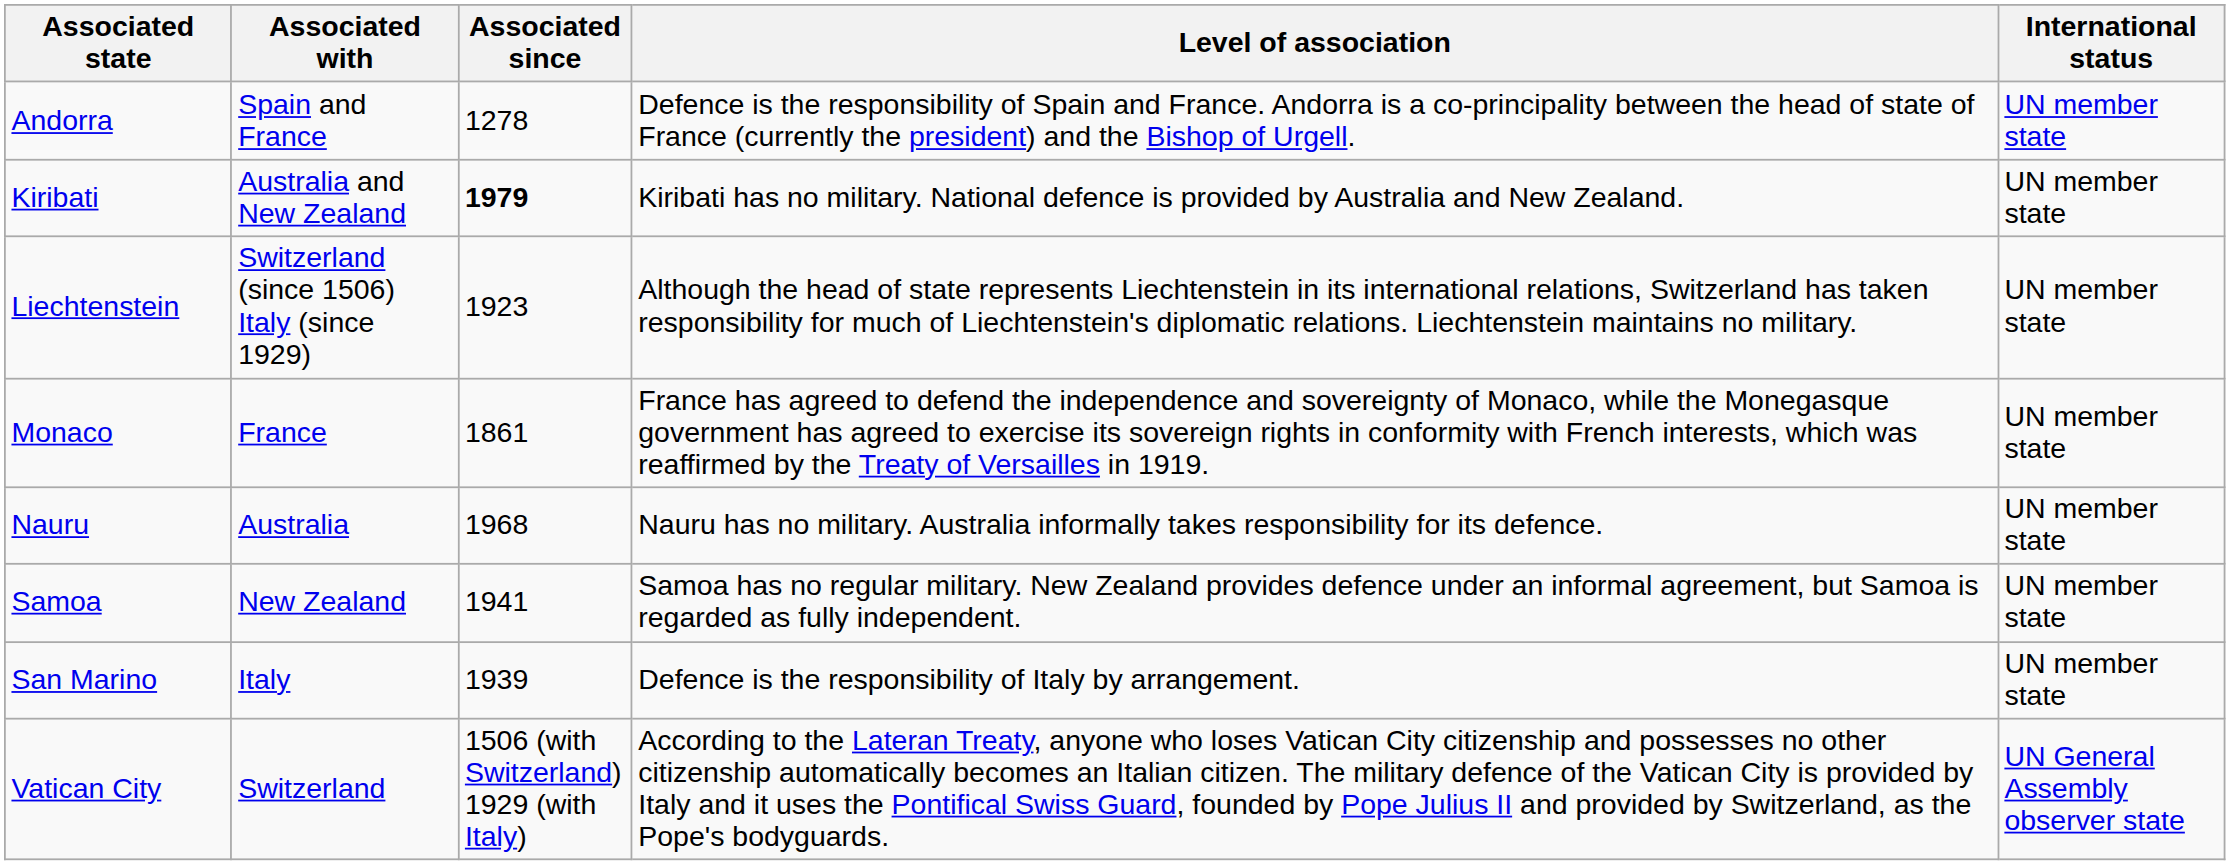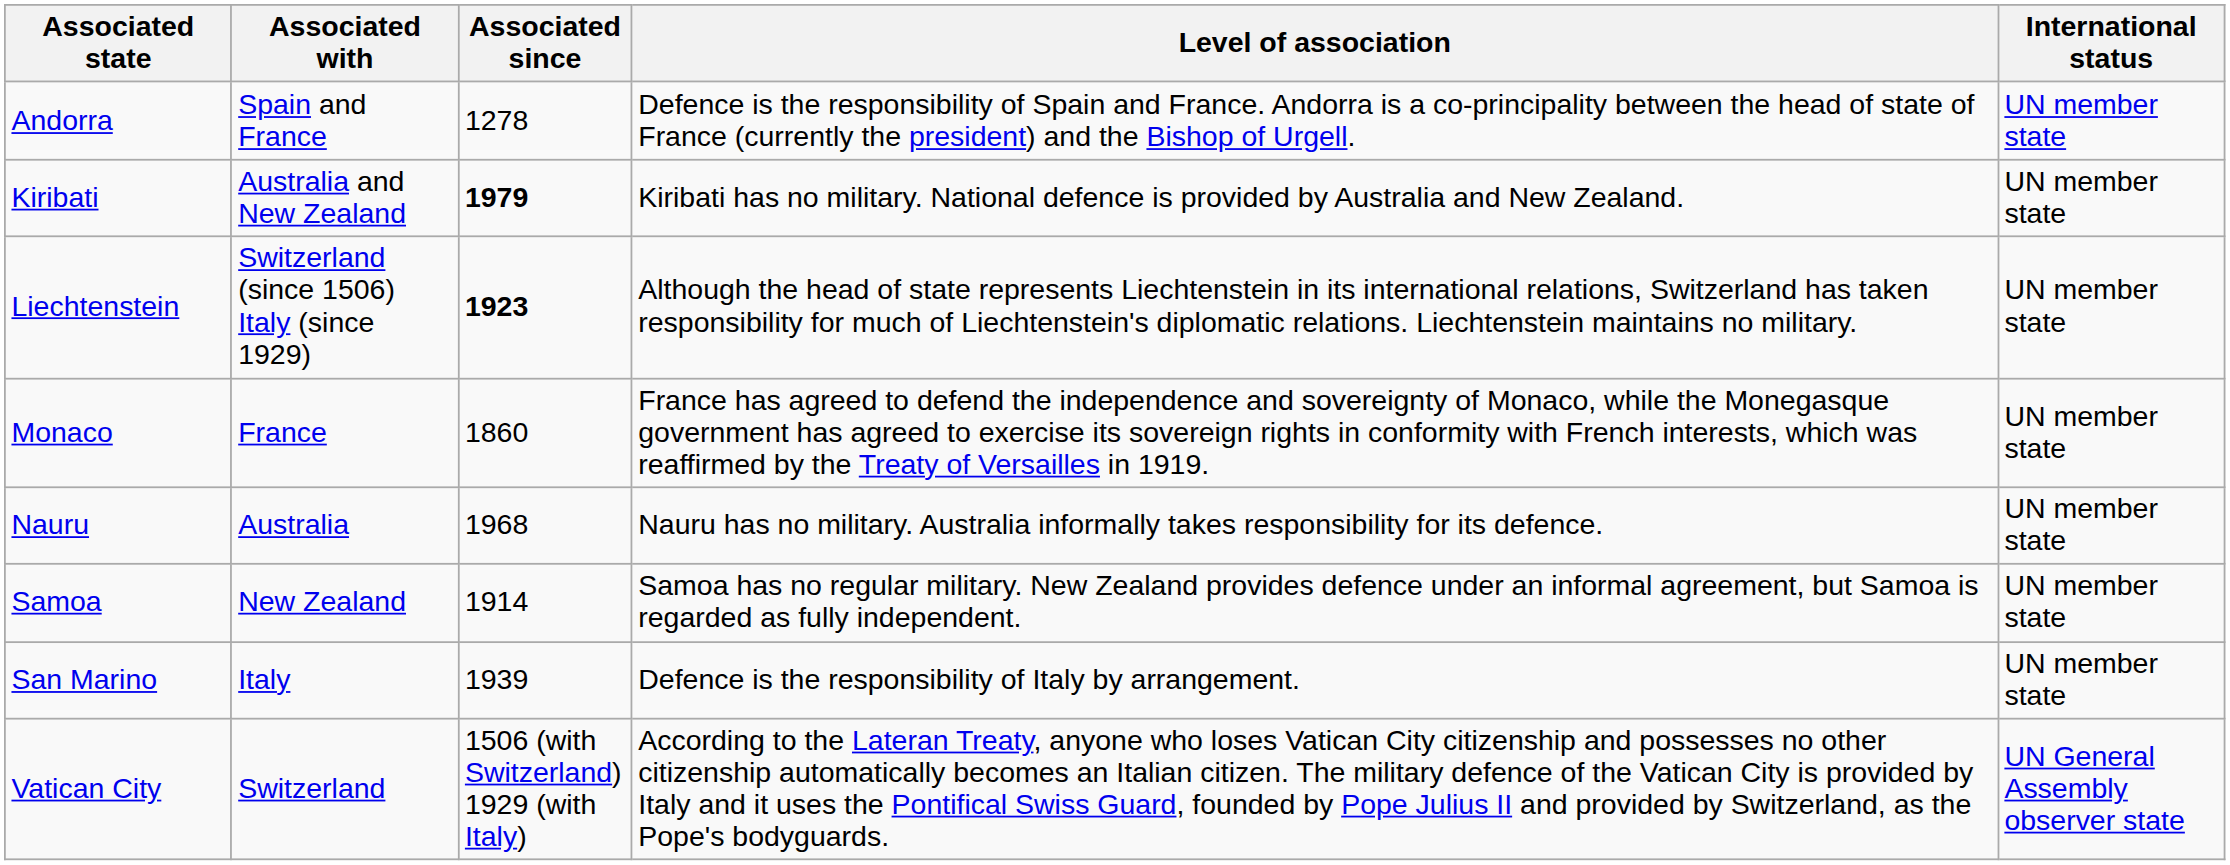(497, 306) normal -> (497, 306) bold
(497, 432) 1861 -> (497, 432) 1860
(497, 602) 1941 -> (497, 602) 1914
